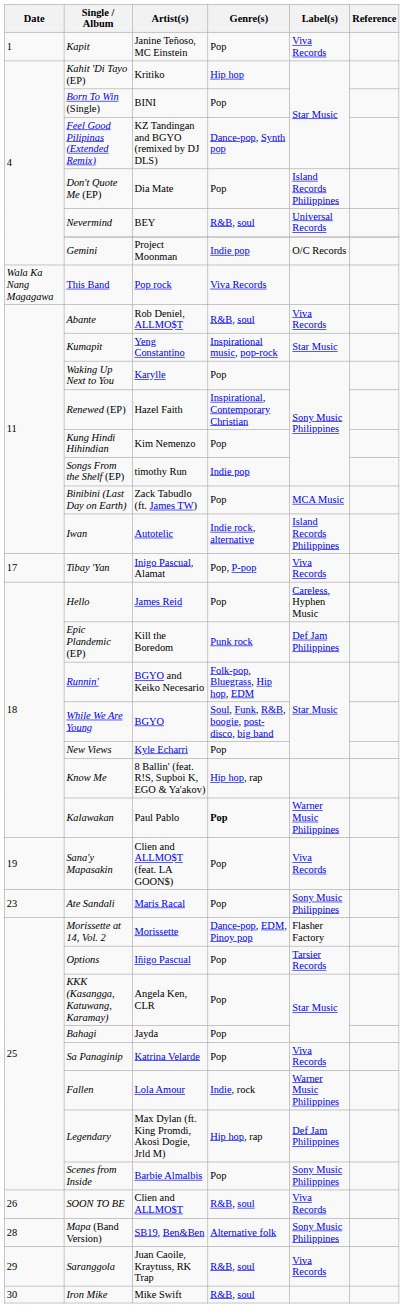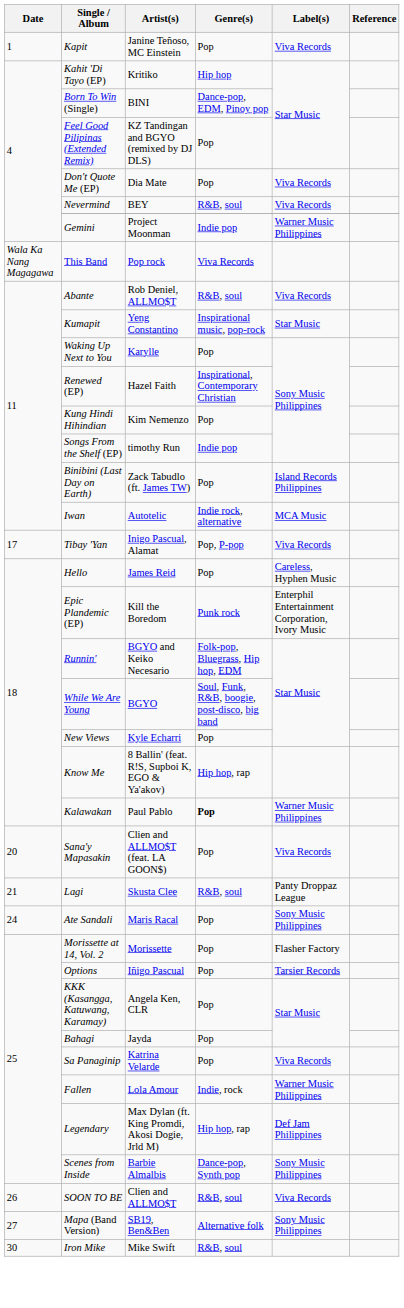(218, 103) Pop -> (233, 103) Dance-pop, EDM, Pinoy pop
(248, 143) Dance-pop, Synth pop -> (206, 143) Pop
(316, 188) Island Records Philippines -> (303, 182) Viva Records
(313, 222) Universal Records -> (303, 205) Viva Records
(319, 251) O/C Records -> (304, 227) Warner Music Philippines
(318, 500) MCA Music -> (306, 482) Island Records Philippines
(316, 534) Island Records Philippines -> (301, 516) MCA Music
(316, 642) Def Jam Philippines -> (304, 612) Enterphil Entertainment Corporation, Ivory Music
(12, 863) 19 -> (12, 852) 20
+ row: (74, 892)
(12, 903) 23 -> (12, 920) 24
(248, 931) Dance-pop, EDM, Pinoy pop -> (206, 948) Pop
(218, 1176) Pop -> (222, 1169) Dance-pop, Synth pop
(12, 1232) 28 -> (12, 1225) 27
- row: (91, 1266)
